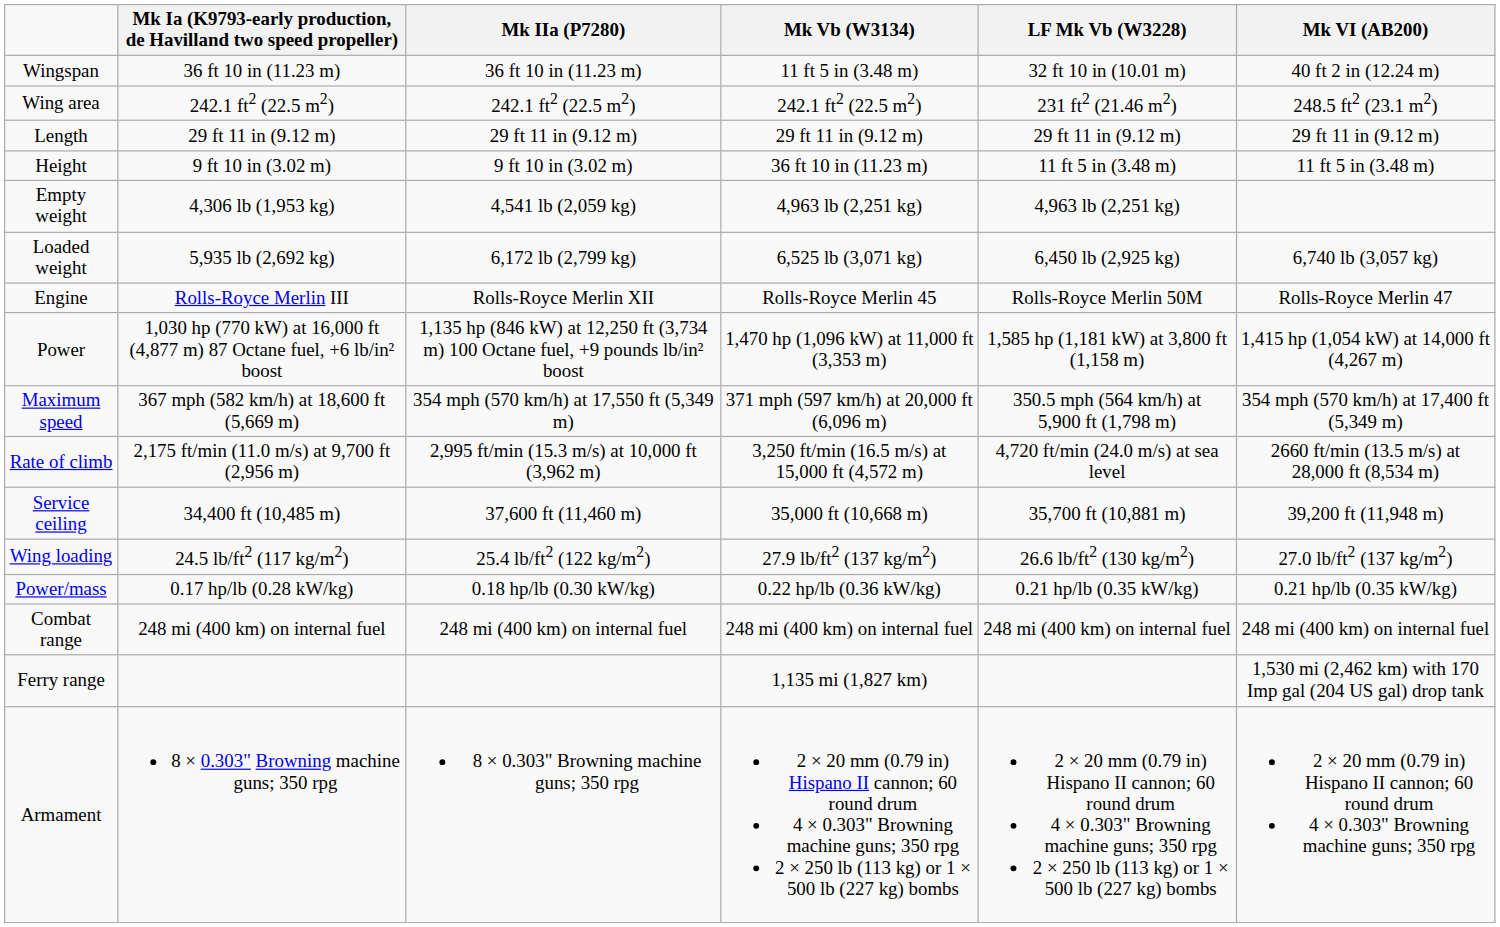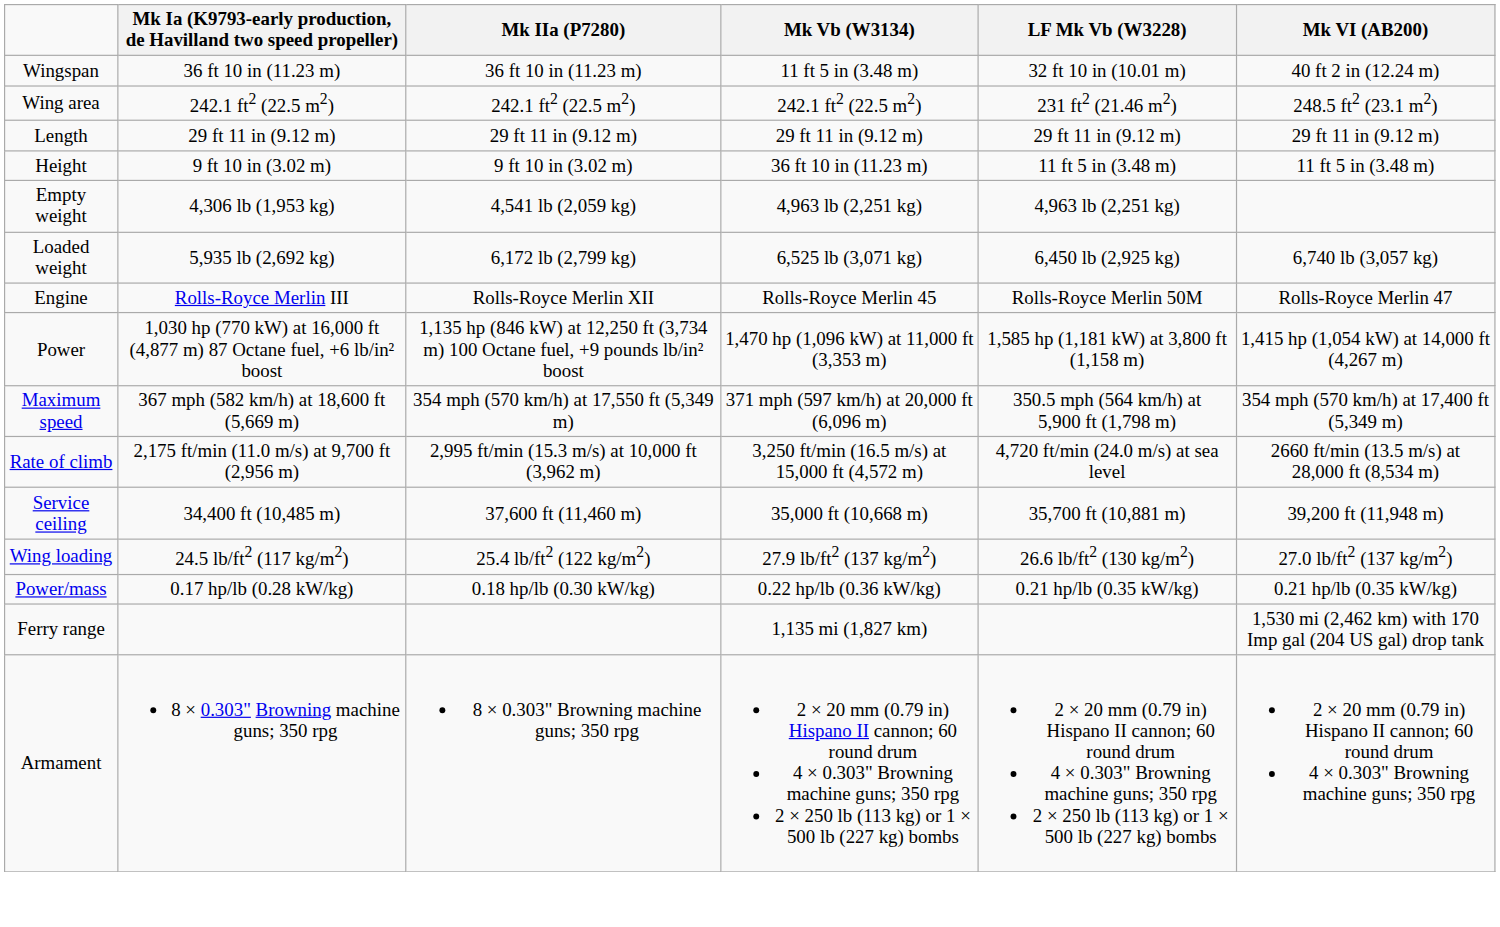- row: (61, 629)
